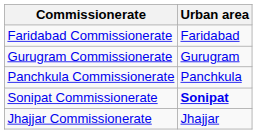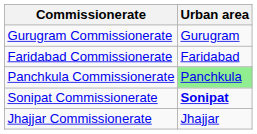rows swapped: (90, 35) <-> (90, 56)
(211, 77) no background -> (211, 77) lightgreen background
